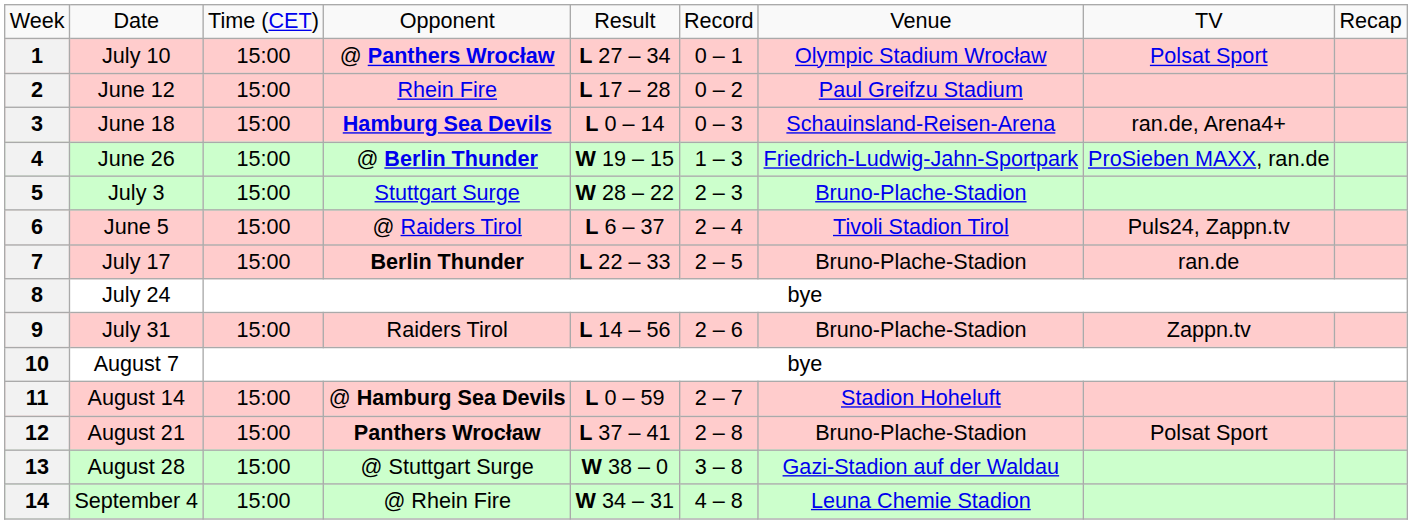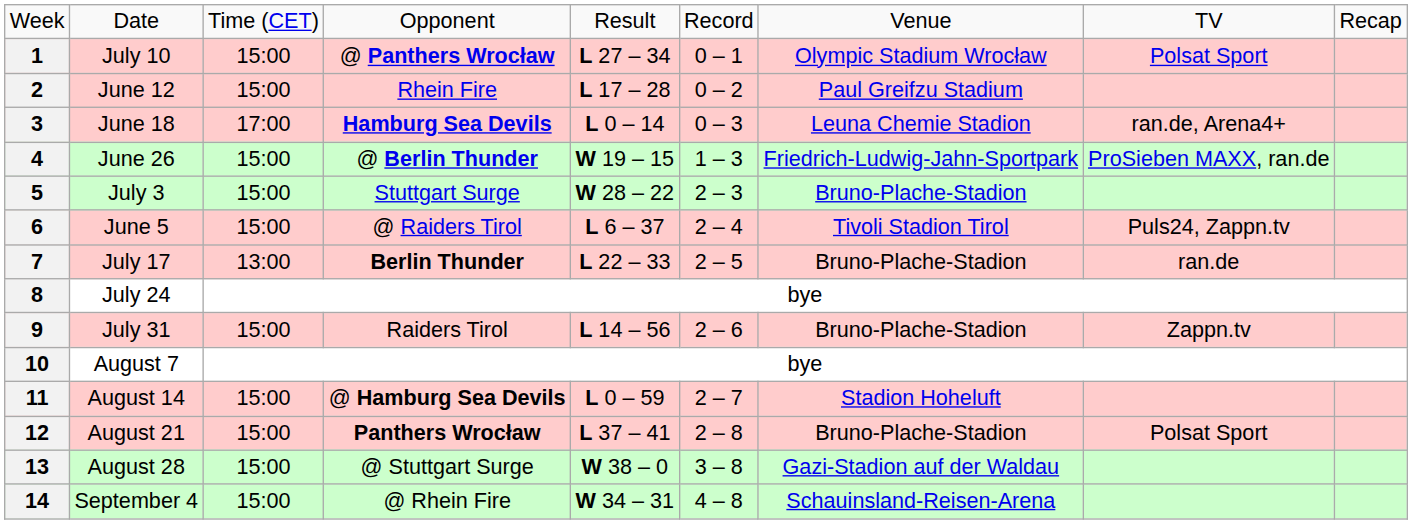(263, 124) 15:00 -> (263, 124) 17:00
(921, 124) Schauinsland-Reisen-Arena -> (921, 124) Leuna Chemie Stadion
(263, 261) 15:00 -> (263, 261) 13:00
(921, 501) Leuna Chemie Stadion -> (921, 501) Schauinsland-Reisen-Arena
